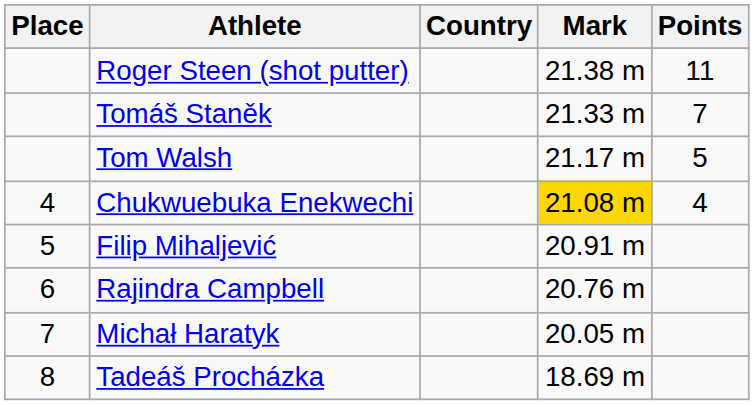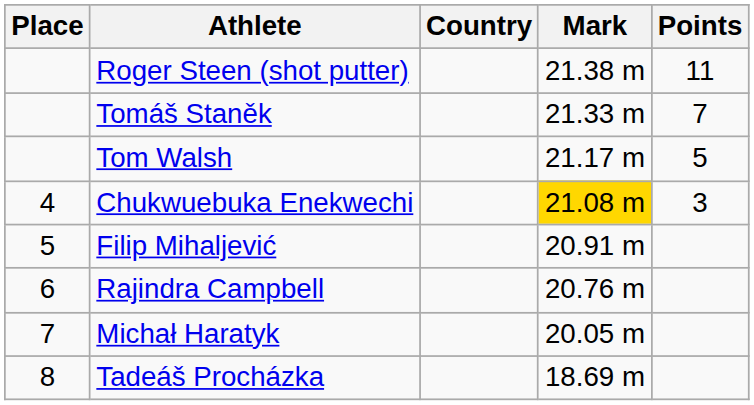(700, 202) 4 -> (700, 202) 3
